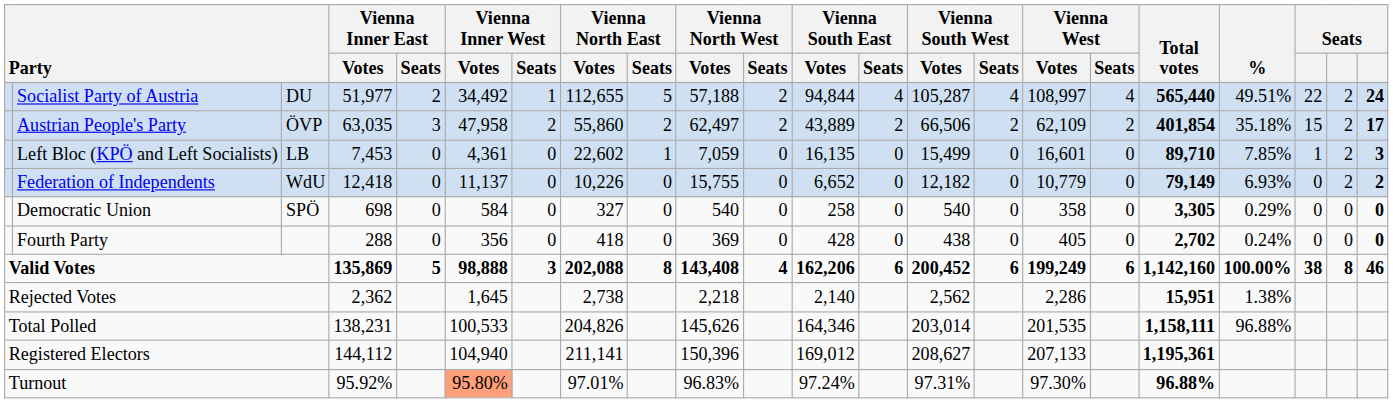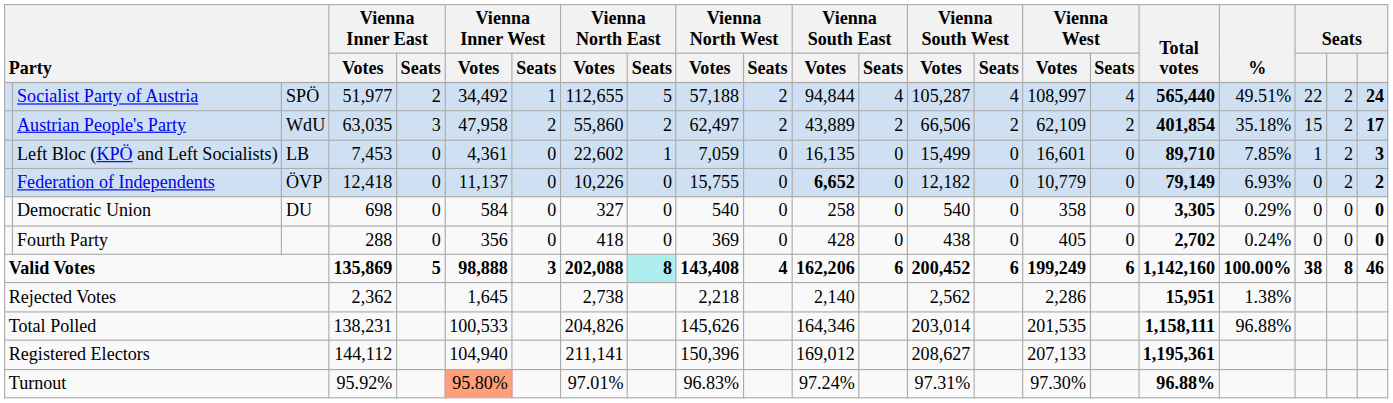(299, 96) DU -> (303, 96) SPÖ
(304, 125) ÖVP -> (306, 125) WdU
(306, 182) WdU -> (304, 182) ÖVP
(834, 182) normal -> (834, 182) bold
(303, 211) SPÖ -> (299, 211) DU
(668, 268) no background -> (668, 268) paleturquoise background
